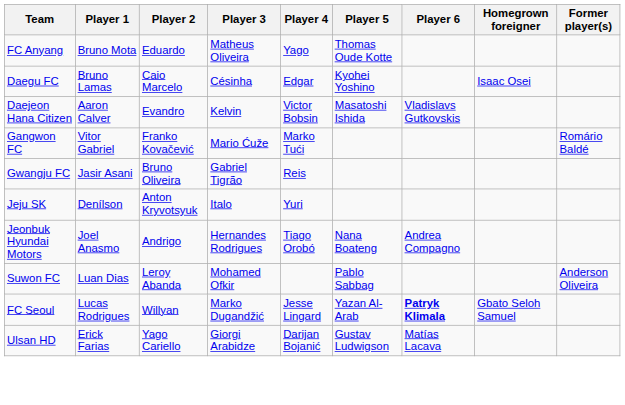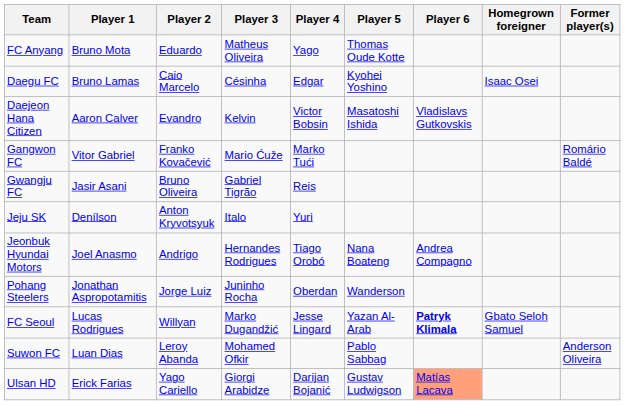+ row: (28, 291)
rows swapped: (31, 309) <-> (33, 279)
(423, 340) no background -> (434, 384) lightsalmon background
